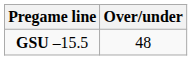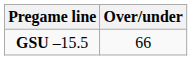(143, 42) 48 -> (143, 42) 66
